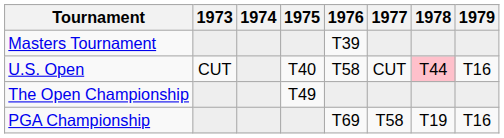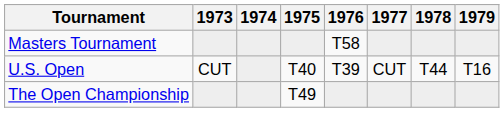(346, 43) T39 -> (346, 43) T58
(346, 69) T58 -> (346, 69) T39
(433, 69) pink background -> (433, 69) no background
- row: (79, 121)
